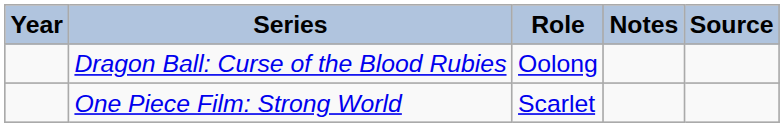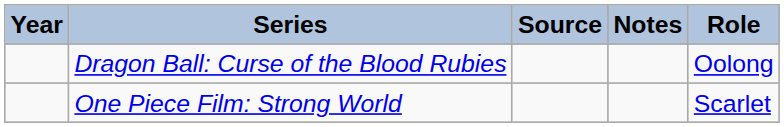columns swapped: (558, 25) <-> (732, 25)
